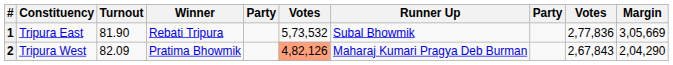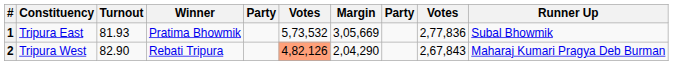columns swapped: (430, 13) <-> (642, 13)
(114, 32) 81.90 -> (114, 32) 81.93
(186, 32) Rebati Tripura -> (195, 32) Pratima Bhowmik
(114, 51) 82.09 -> (114, 51) 82.90
(195, 51) Pratima Bhowmik -> (186, 51) Rebati Tripura
